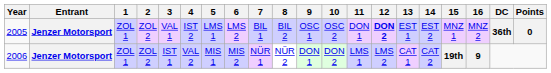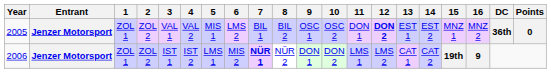(191, 31) IST 2 -> (191, 31) VAL 2
(213, 31) LMS 1 -> (213, 31) MIS 1
(191, 56) VAL 2 -> (191, 56) IST 2
(213, 56) MIS 1 -> (213, 56) LMS 1
(260, 56) normal -> (260, 56) bold
